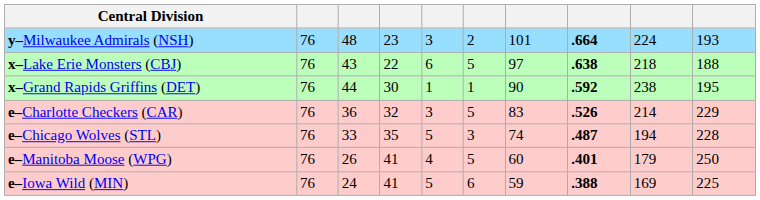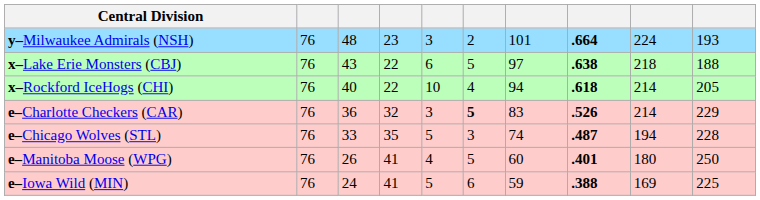+ row: (91, 87)
- row: (104, 87)
(471, 111) normal -> (471, 111) bold
(645, 159) 179 -> (645, 159) 180
